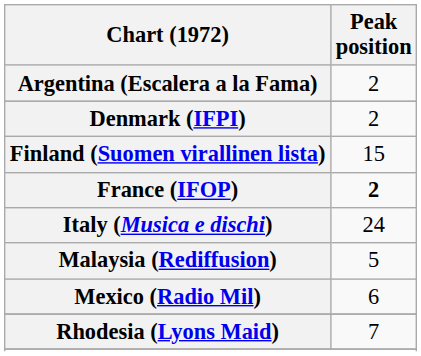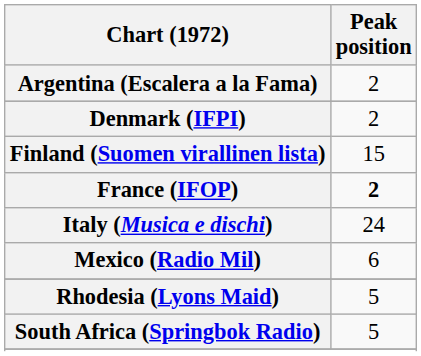- row: (168, 260)
(374, 331) 7 -> (374, 296) 5
+ row: (168, 331)
